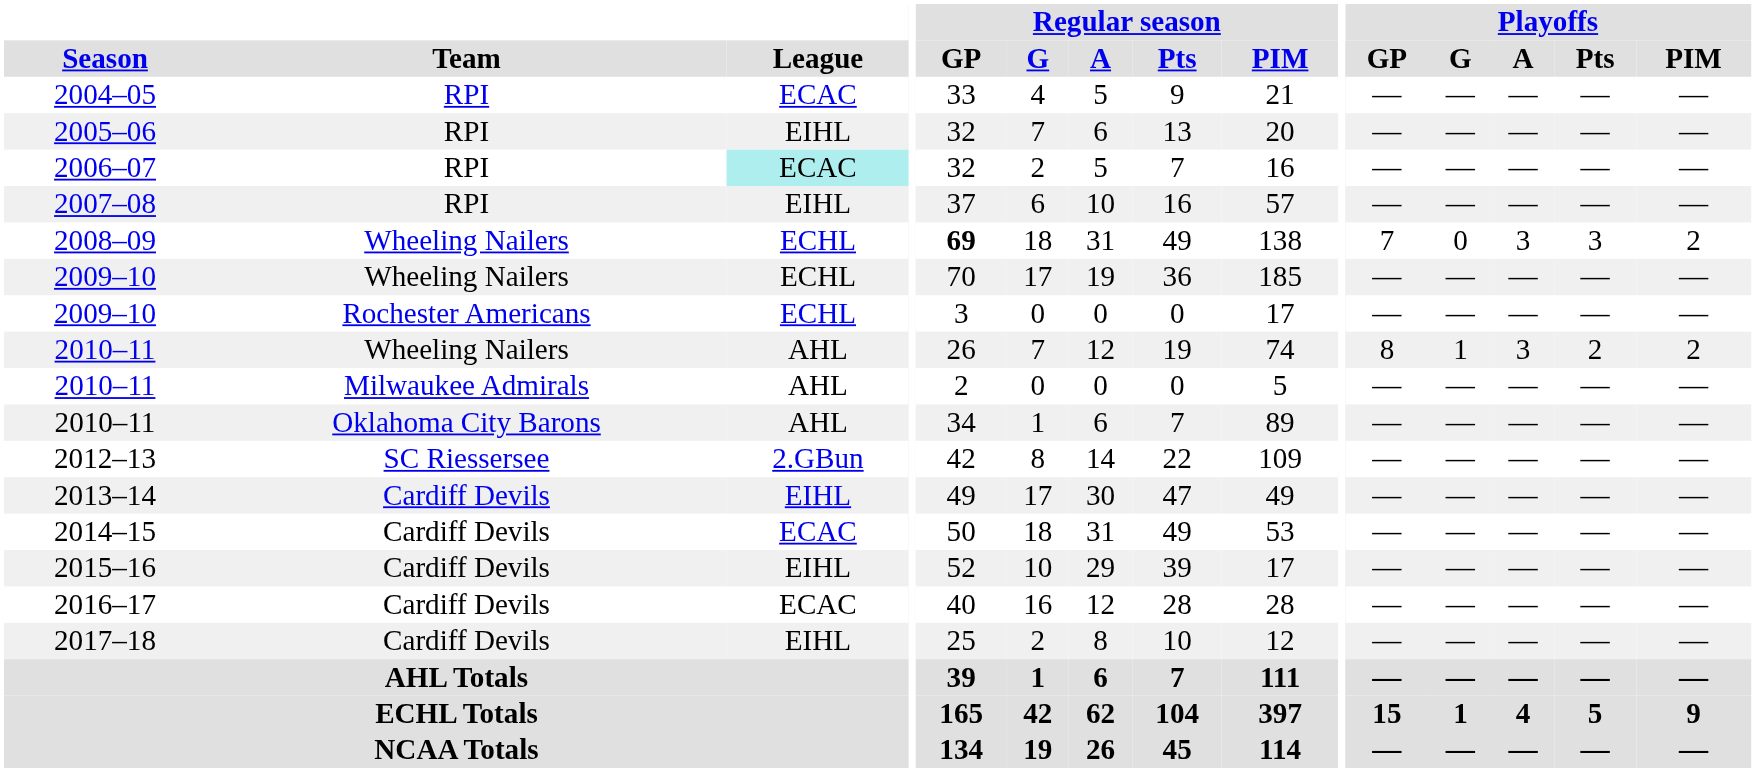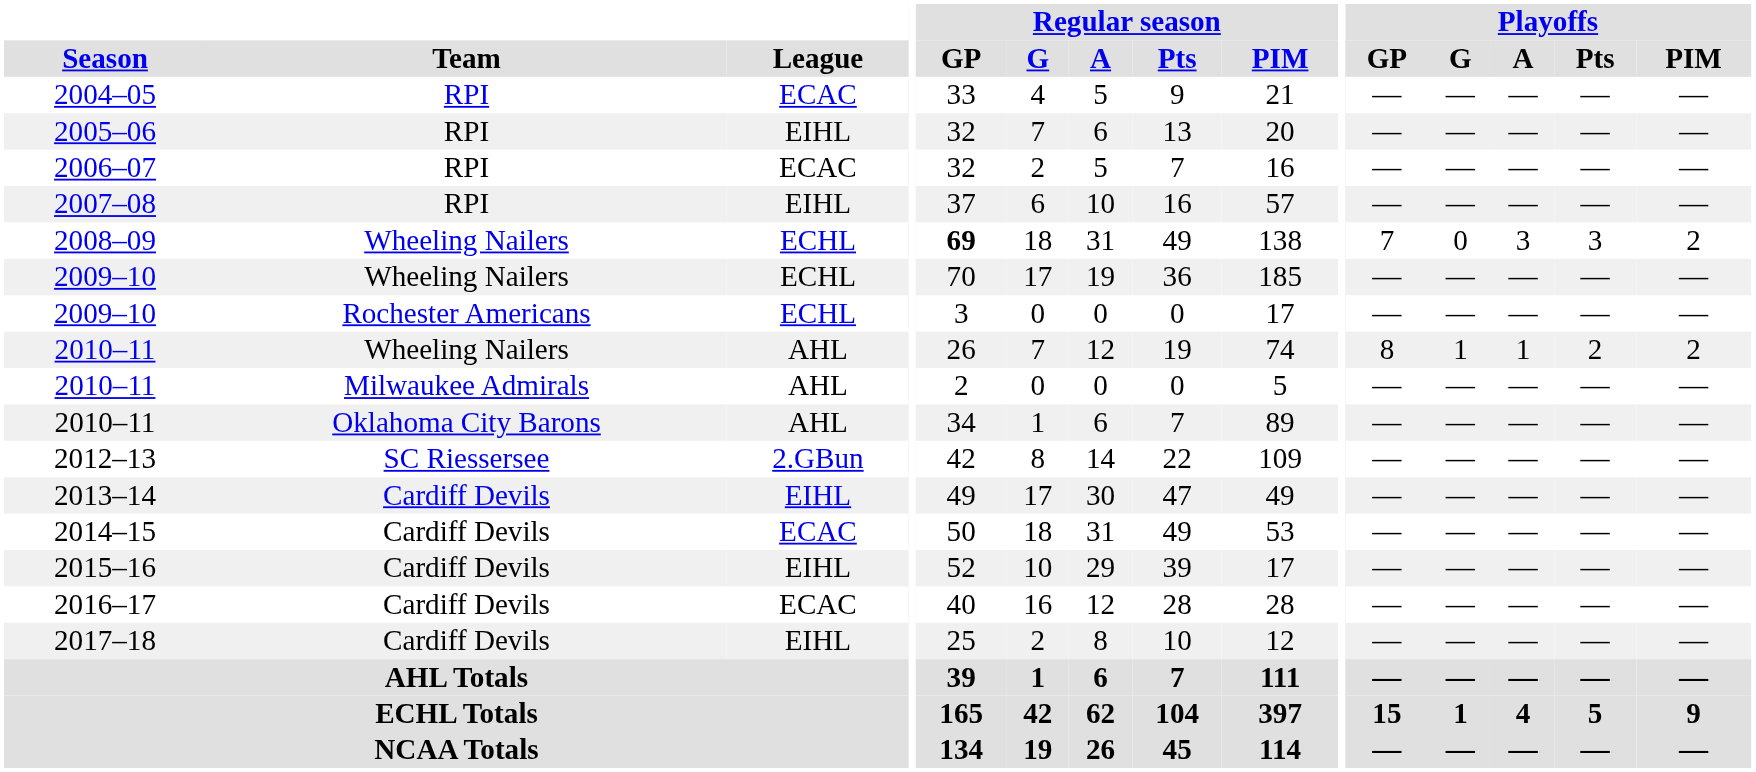(818, 167) paleturquoise background -> (818, 167) no background
(1523, 349) 3 -> (1523, 349) 1
